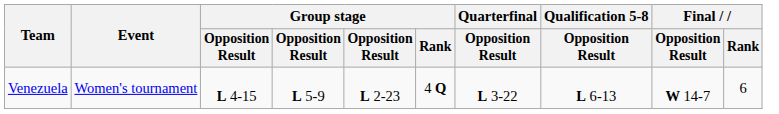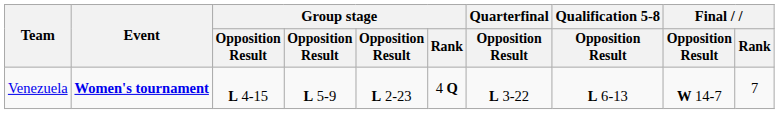(136, 88) normal -> (142, 88) bold
(743, 88) 6 -> (755, 88) 7
